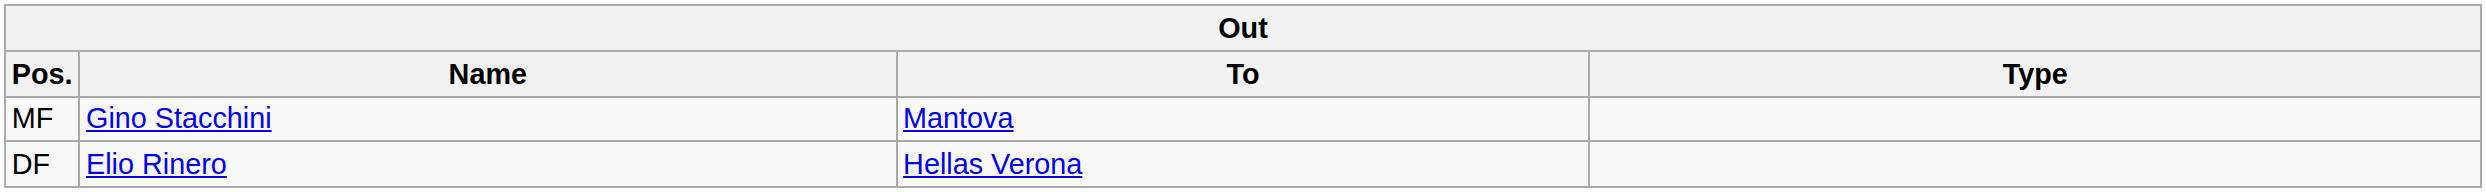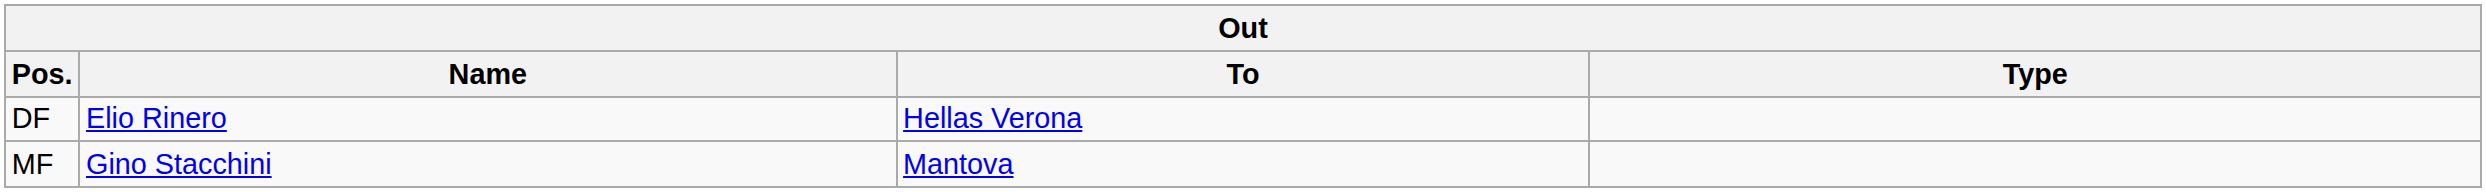rows swapped: (33, 119) <-> (31, 165)
